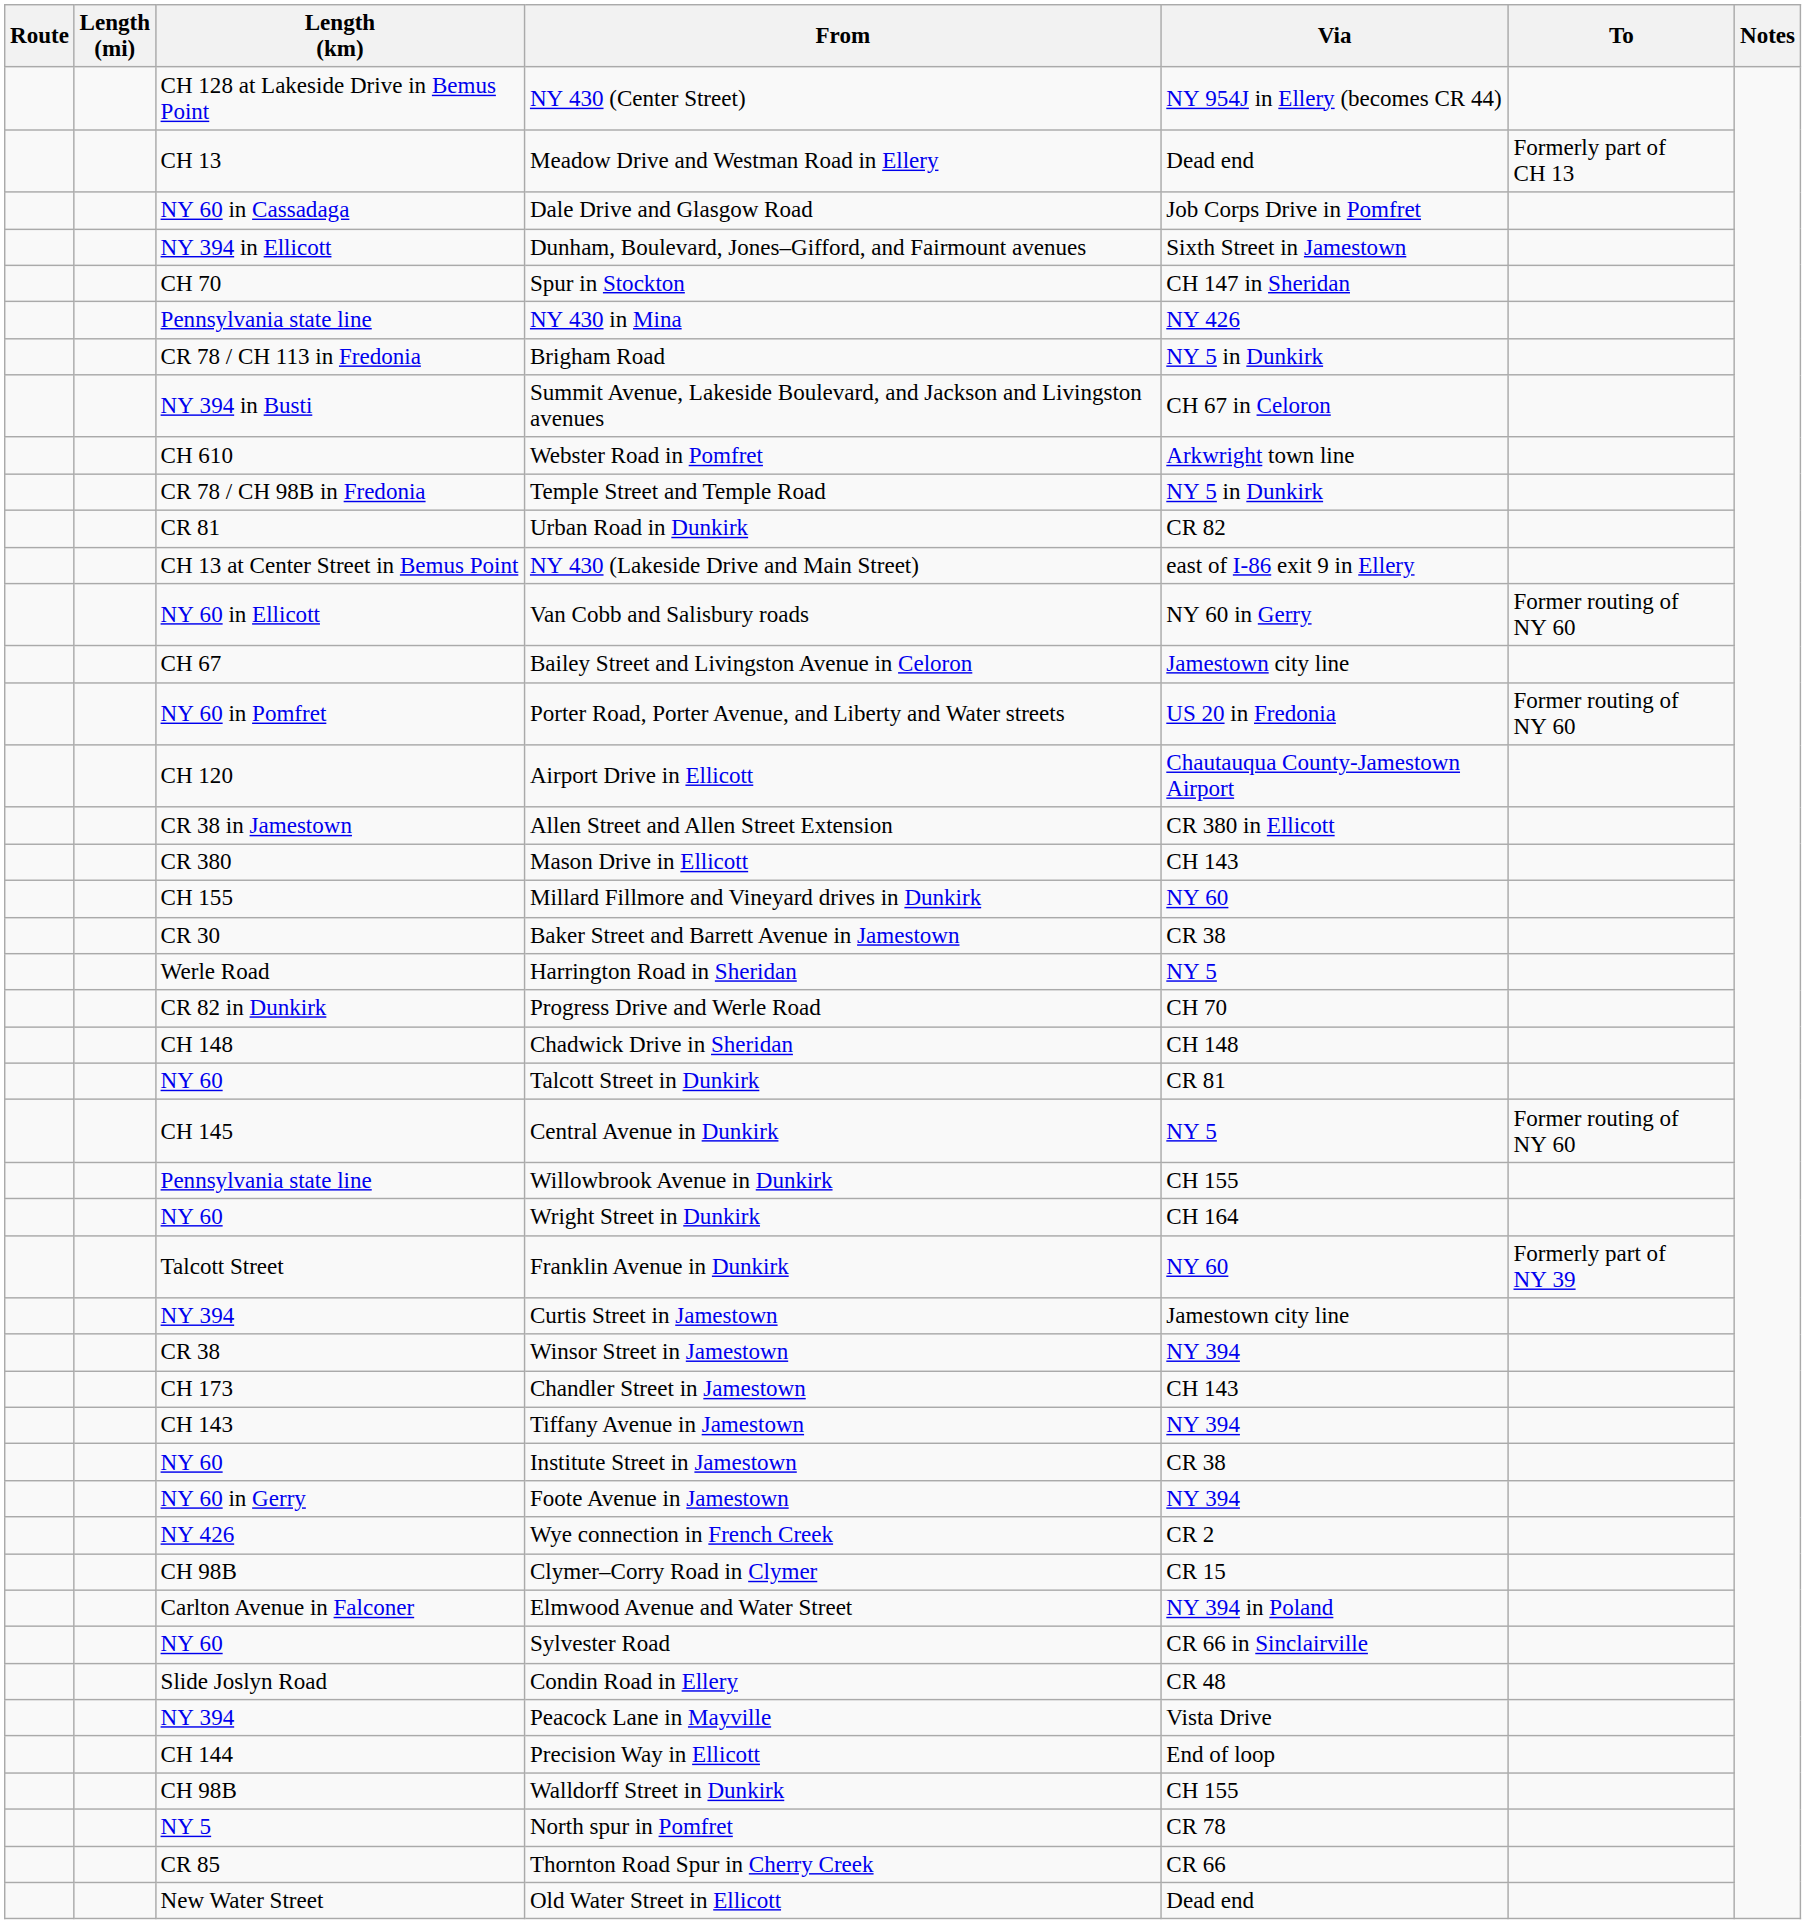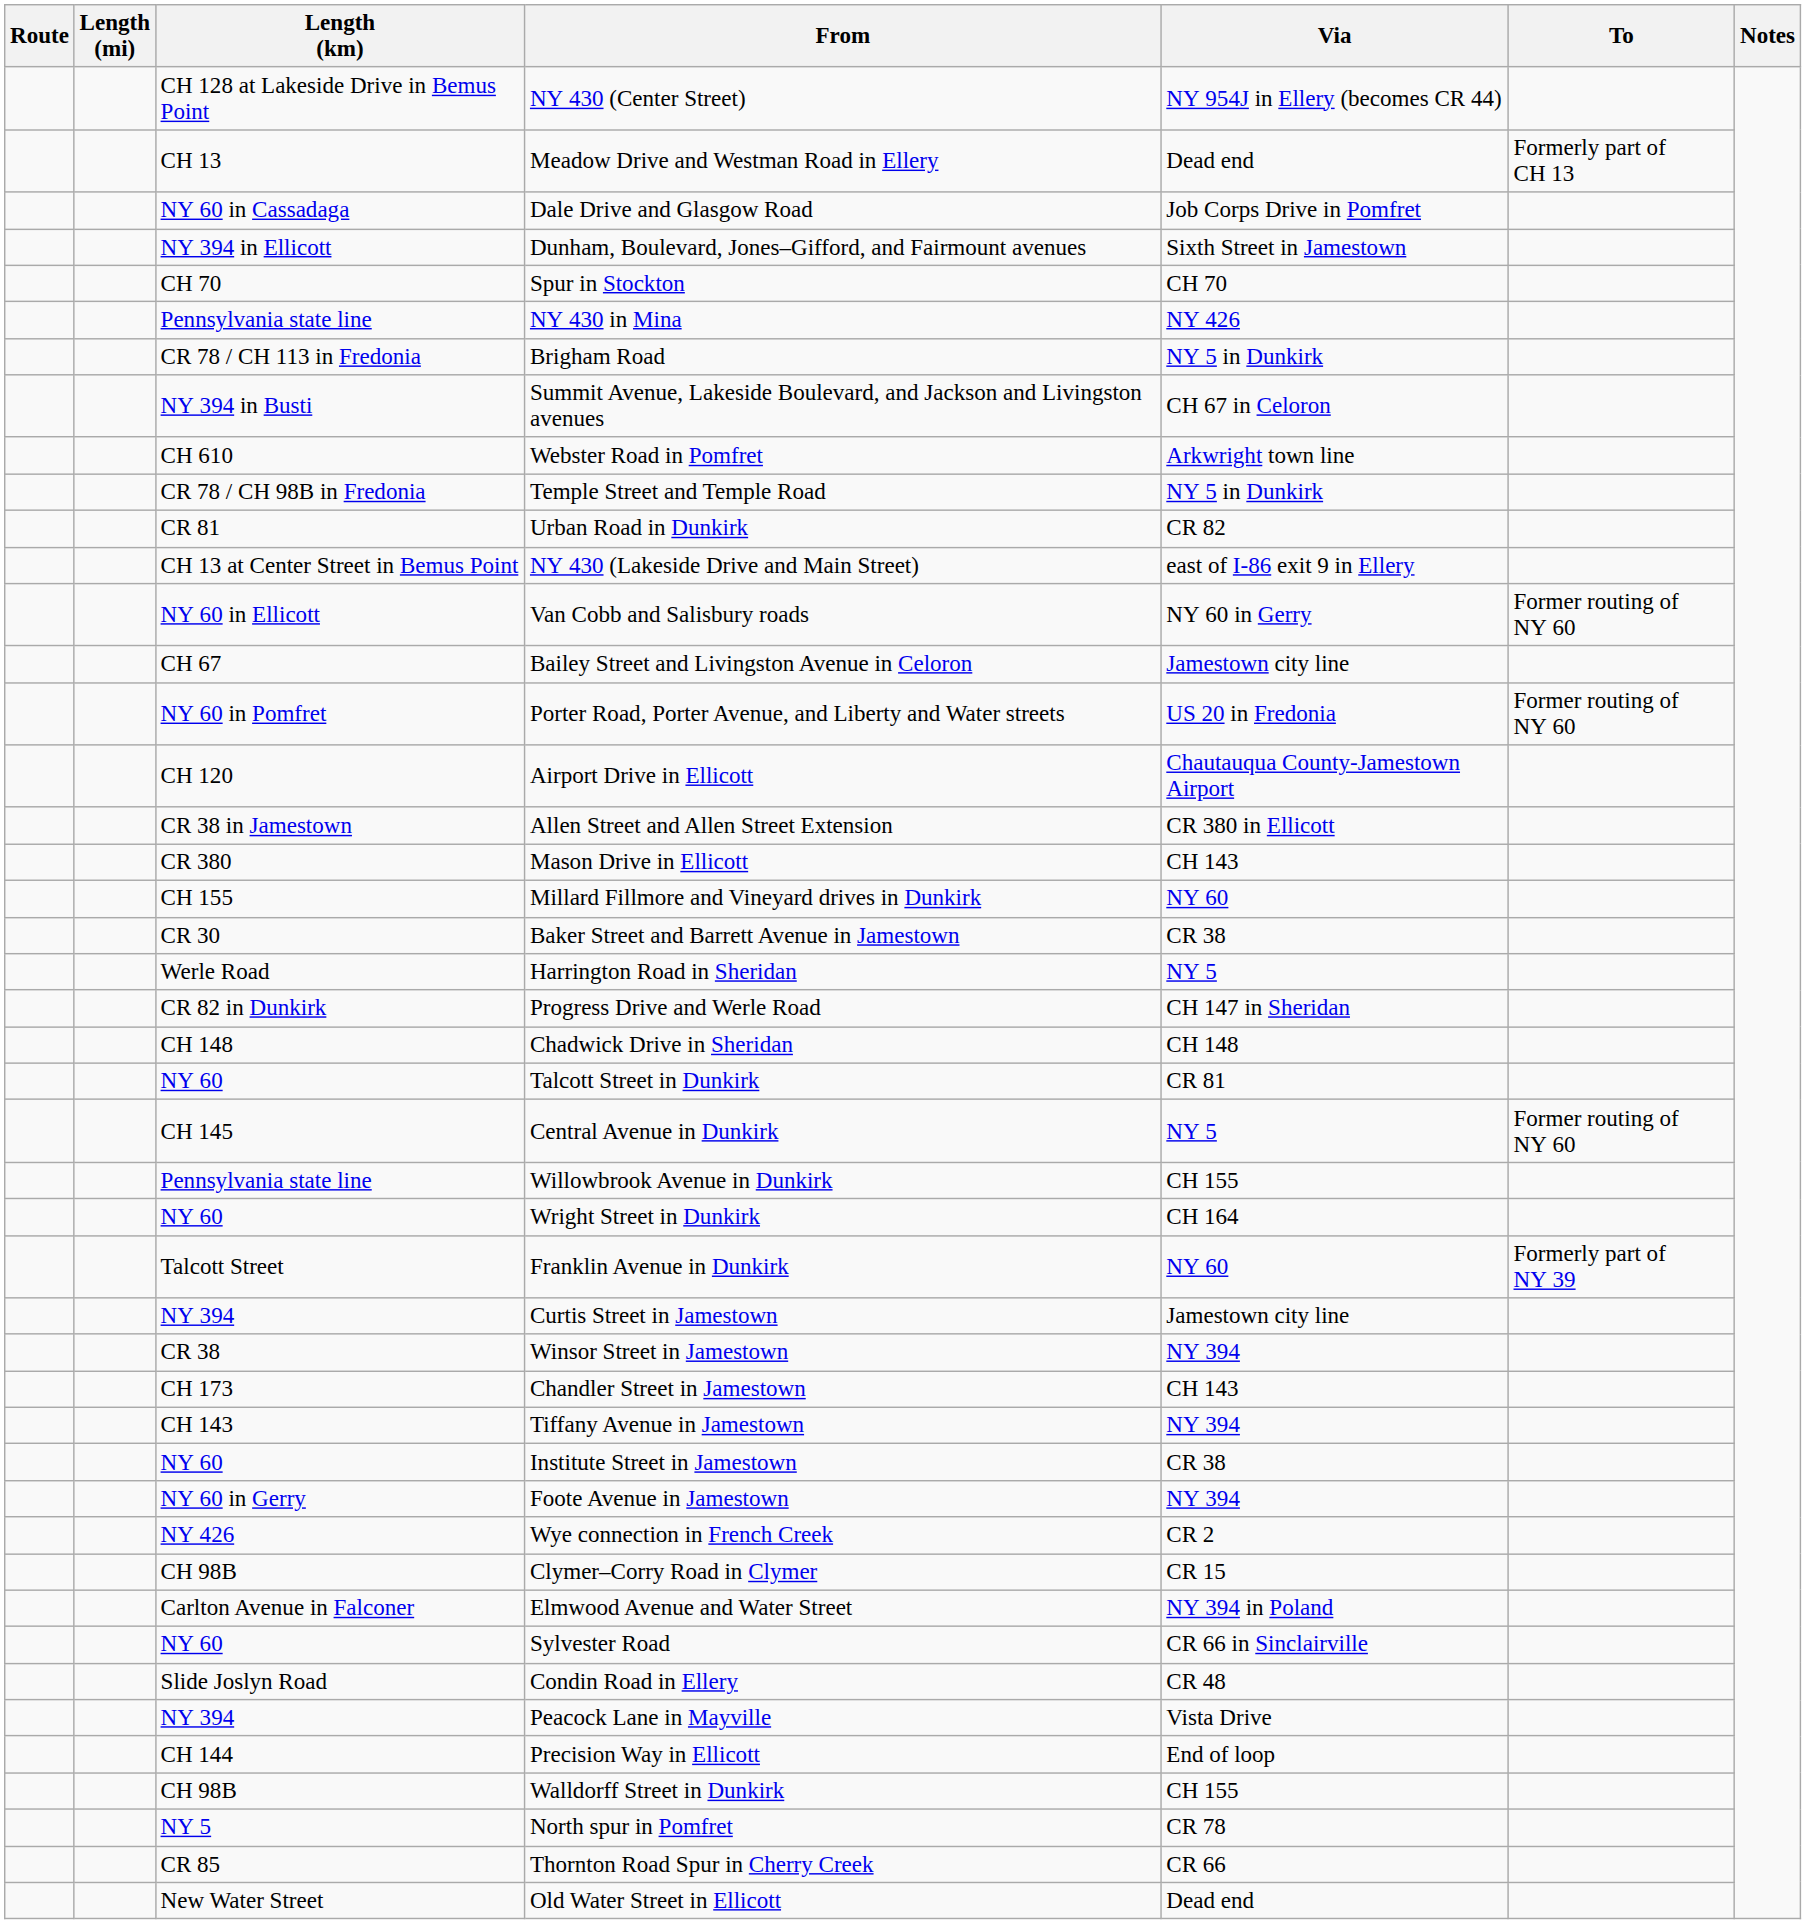(1258, 283) CH 147 in Sheridan -> (1197, 283) CH 70
(1197, 1008) CH 70 -> (1258, 1008) CH 147 in Sheridan
